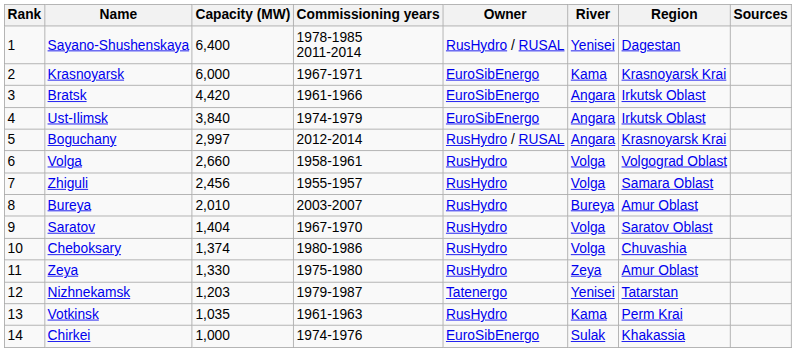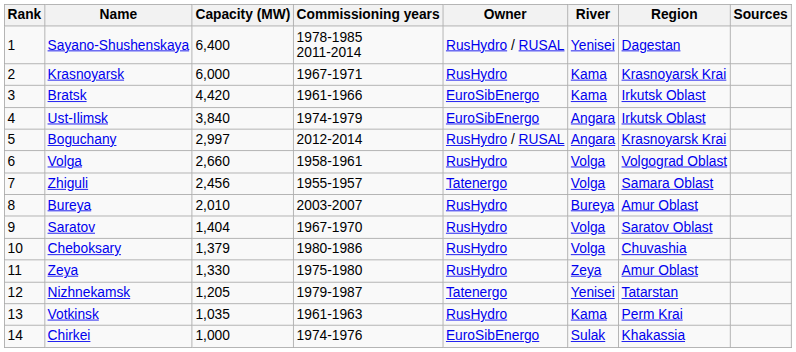(493, 74) EuroSibEnergo -> (477, 74) RusHydro
(593, 96) Angara -> (589, 96) Kama
(477, 183) RusHydro -> (477, 183) Tatenergo
(213, 249) 1,374 -> (213, 249) 1,379
(213, 292) 1,203 -> (213, 292) 1,205
